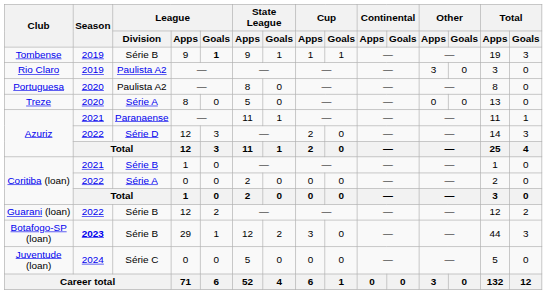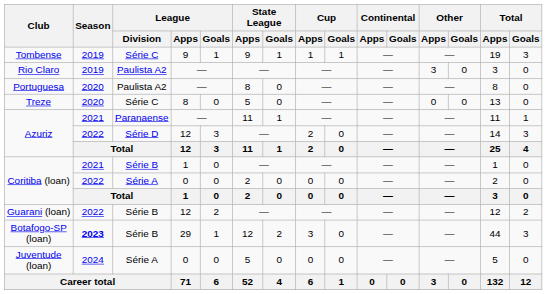(142, 54) Série B -> (142, 54) Série C
(216, 54) bold -> (216, 54) normal
(142, 102) Série A -> (142, 102) Série C
(142, 260) Série C -> (142, 260) Série A
